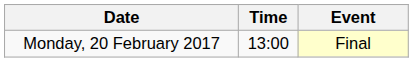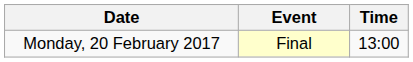columns swapped: (268, 17) <-> (353, 17)
